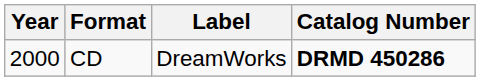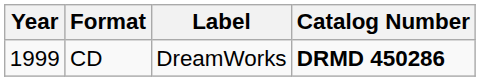(35, 57) 2000 -> (35, 57) 1999
